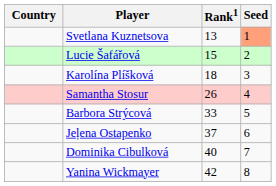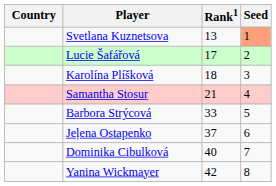(211, 56) 15 -> (211, 56) 17
(211, 94) 26 -> (211, 94) 21
